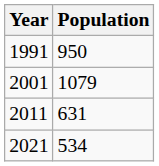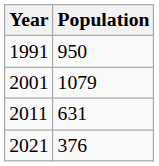(72, 144) 534 -> (72, 144) 376
